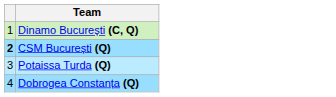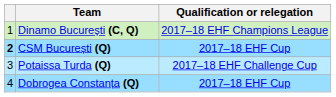+ column: (245, 13)
